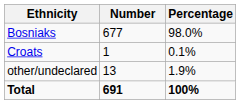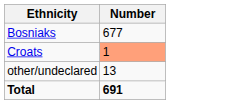- column: (201, 14)
(106, 52) no background -> (106, 52) lightsalmon background
